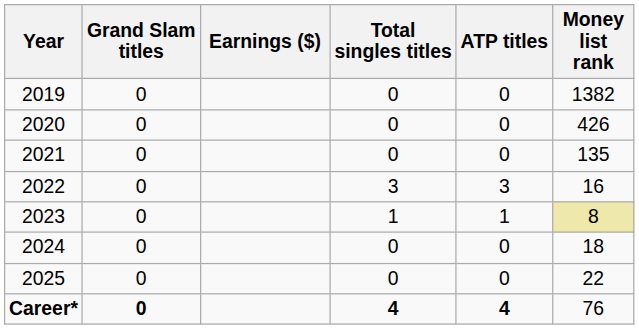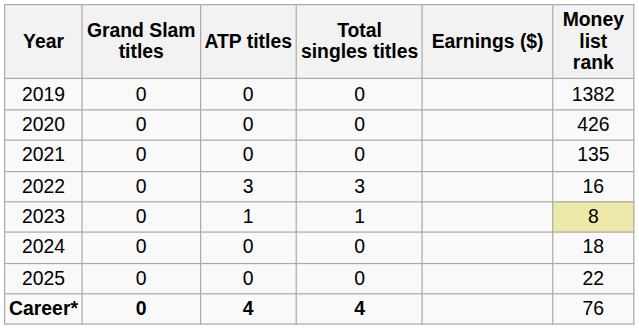columns swapped: (504, 41) <-> (265, 41)
